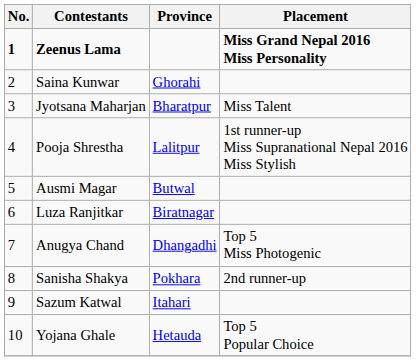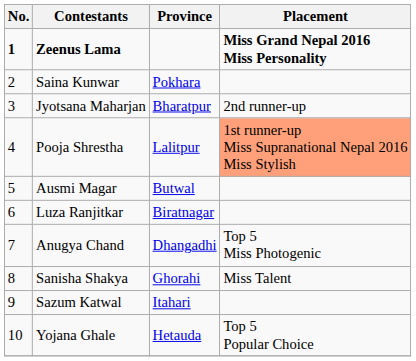(177, 82) Ghorahi -> (177, 82) Pokhara
(257, 106) Miss Talent -> (265, 106) 2nd runner-up
(316, 147) no background -> (316, 147) lightsalmon background
(177, 278) Pokhara -> (177, 278) Ghorahi
(265, 278) 2nd runner-up -> (257, 278) Miss Talent
